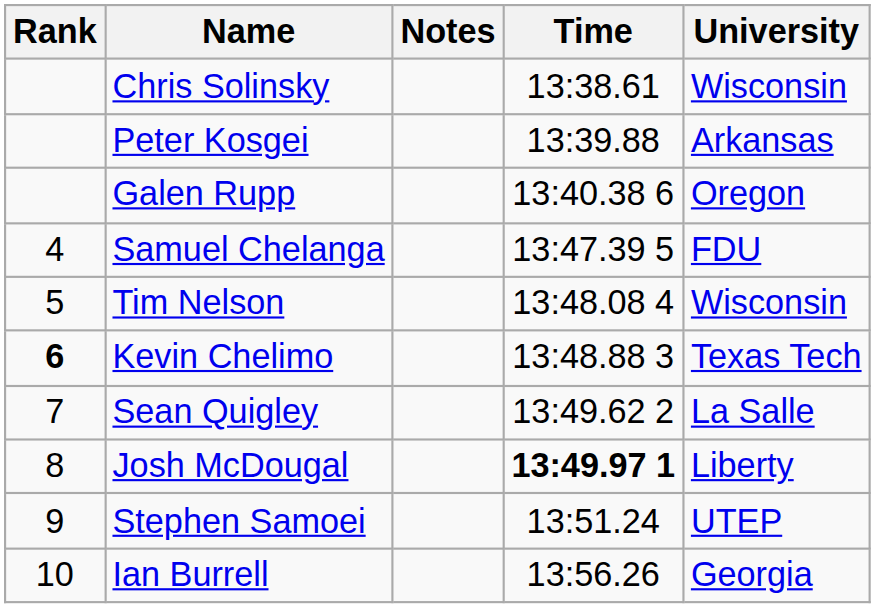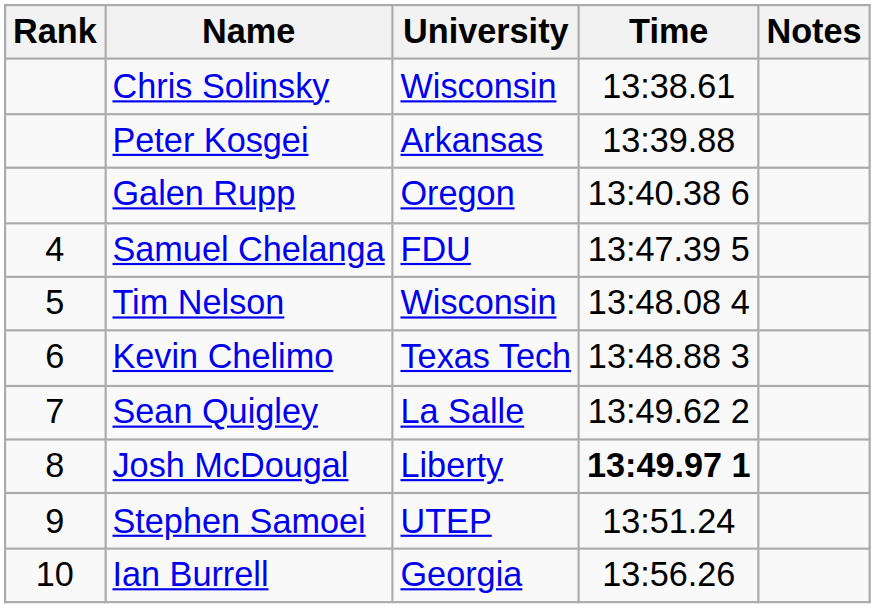columns swapped: (776, 31) <-> (448, 31)
(55, 357) bold -> (55, 357) normal
